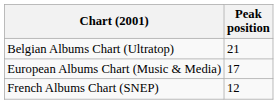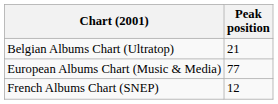(233, 68) 17 -> (233, 68) 77
